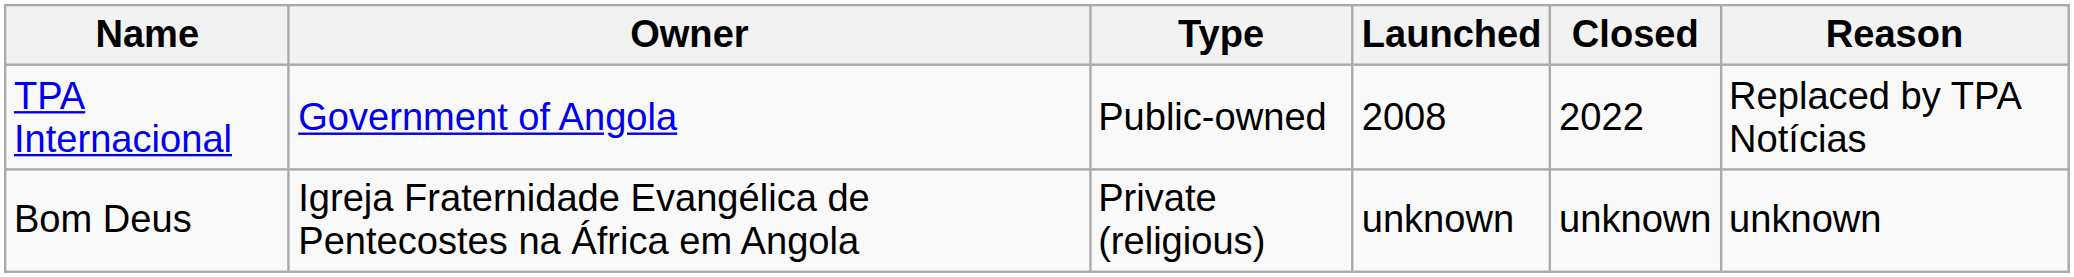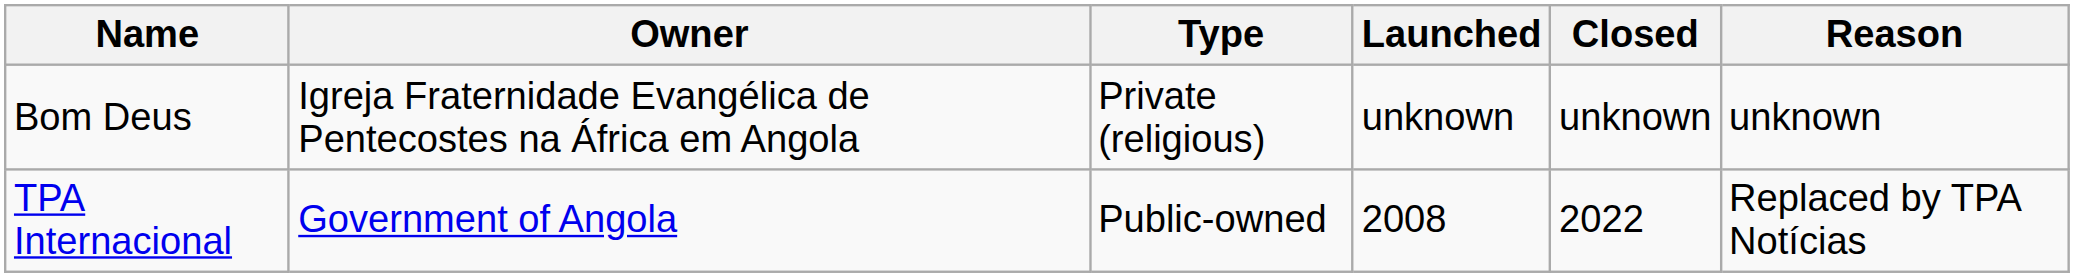rows swapped: (123, 116) <-> (103, 219)
